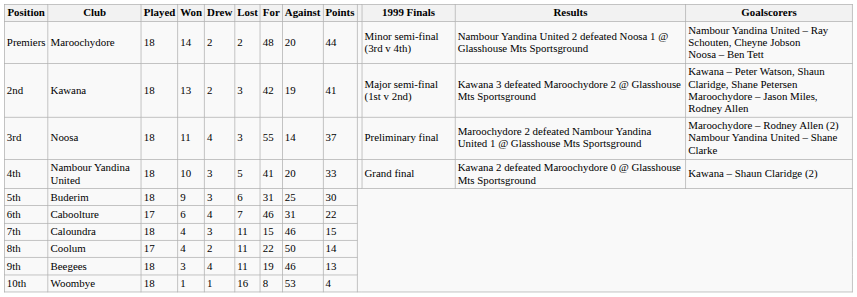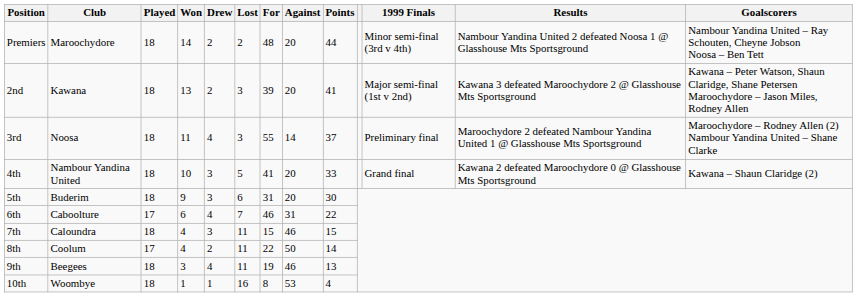(268, 90) 42 -> (268, 90) 39
(290, 90) 19 -> (290, 90) 20
(290, 197) 25 -> (290, 197) 20
